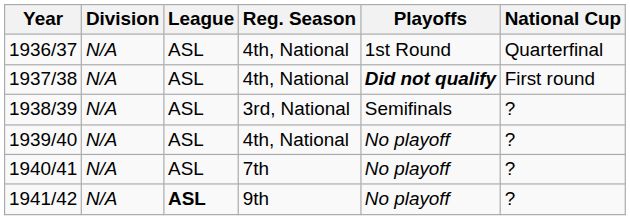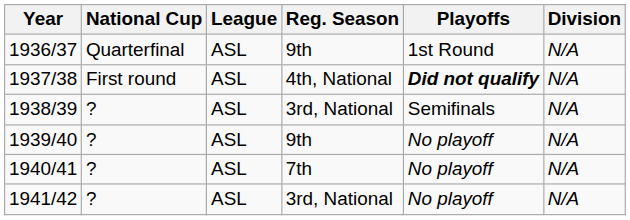columns swapped: (123, 19) <-> (563, 19)
(296, 49) 4th, National -> (299, 49) 9th
(296, 139) 4th, National -> (299, 139) 9th
(187, 199) bold -> (229, 199) normal
(256, 199) 9th -> (339, 199) 3rd, National
